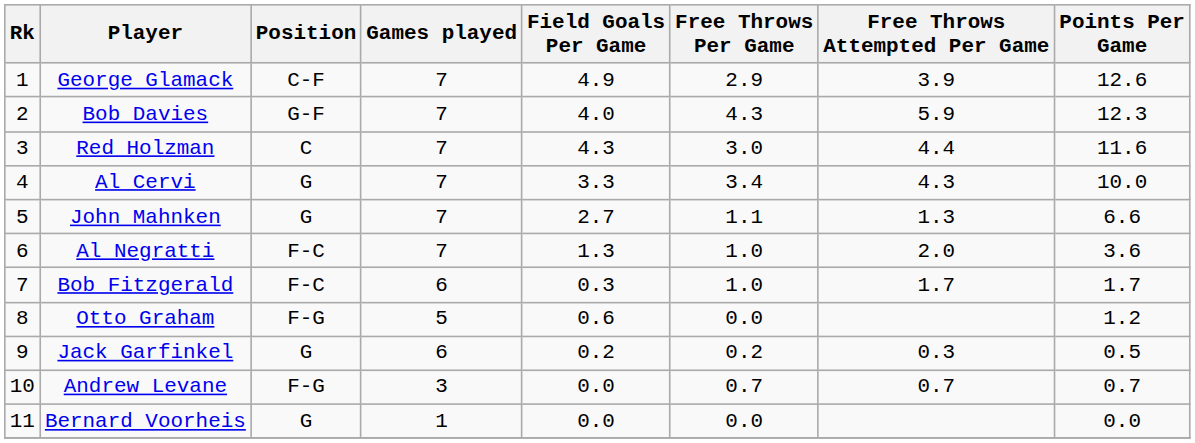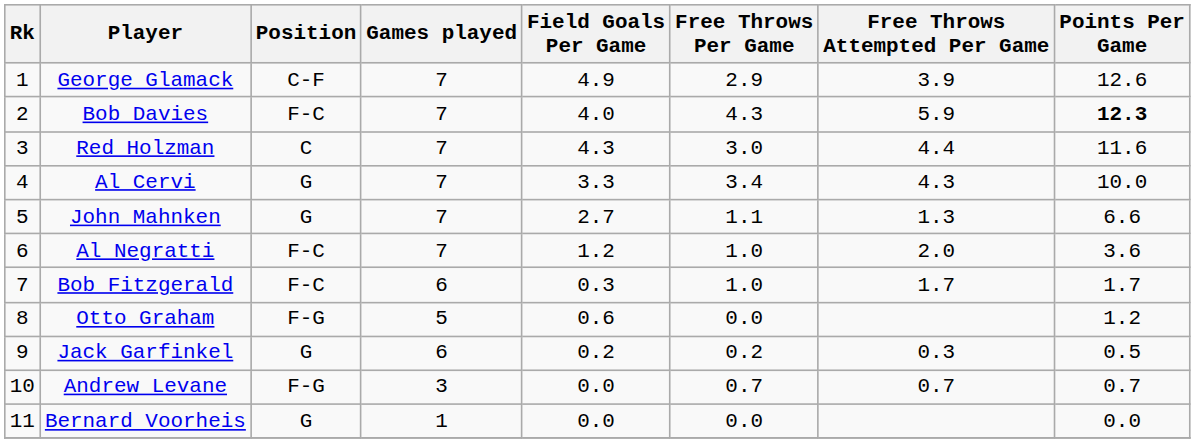(306, 114) G-F -> (306, 114) F-C
(1122, 114) normal -> (1122, 114) bold
(596, 251) 1.3 -> (596, 251) 1.2
